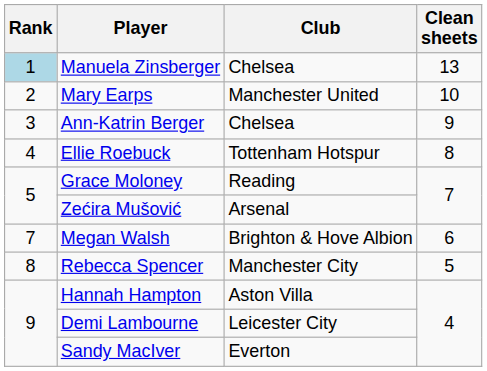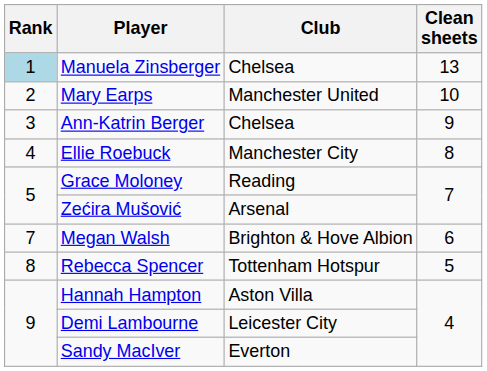(304, 152) Tottenham Hotspur -> (293, 152) Manchester City
(293, 266) Manchester City -> (304, 266) Tottenham Hotspur
